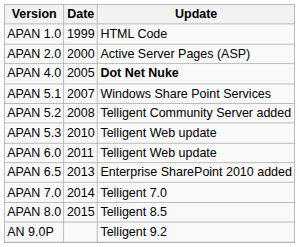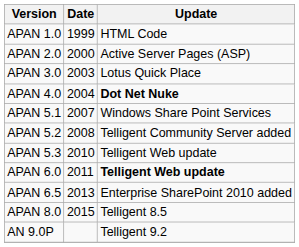+ row: (34, 73)
(81, 73) 2005 -> (81, 93) 2004
(159, 152) normal -> (163, 172) bold
- row: (34, 192)
